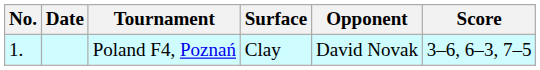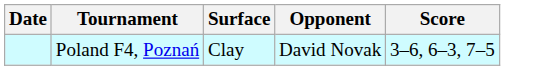- column: (23, 19)
